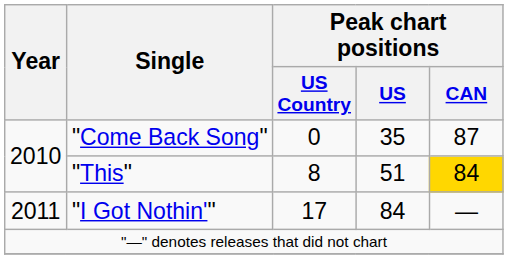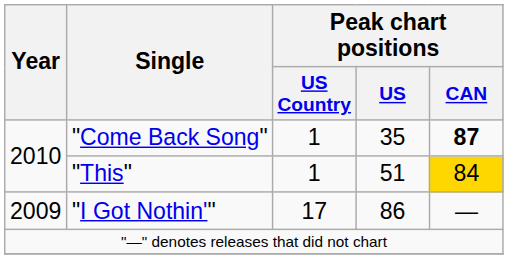(314, 137) 0 -> (314, 137) 1
(466, 137) normal -> (466, 137) bold
(314, 174) 8 -> (314, 174) 1
(36, 210) 2011 -> (36, 210) 2009
(392, 210) 84 -> (392, 210) 86
